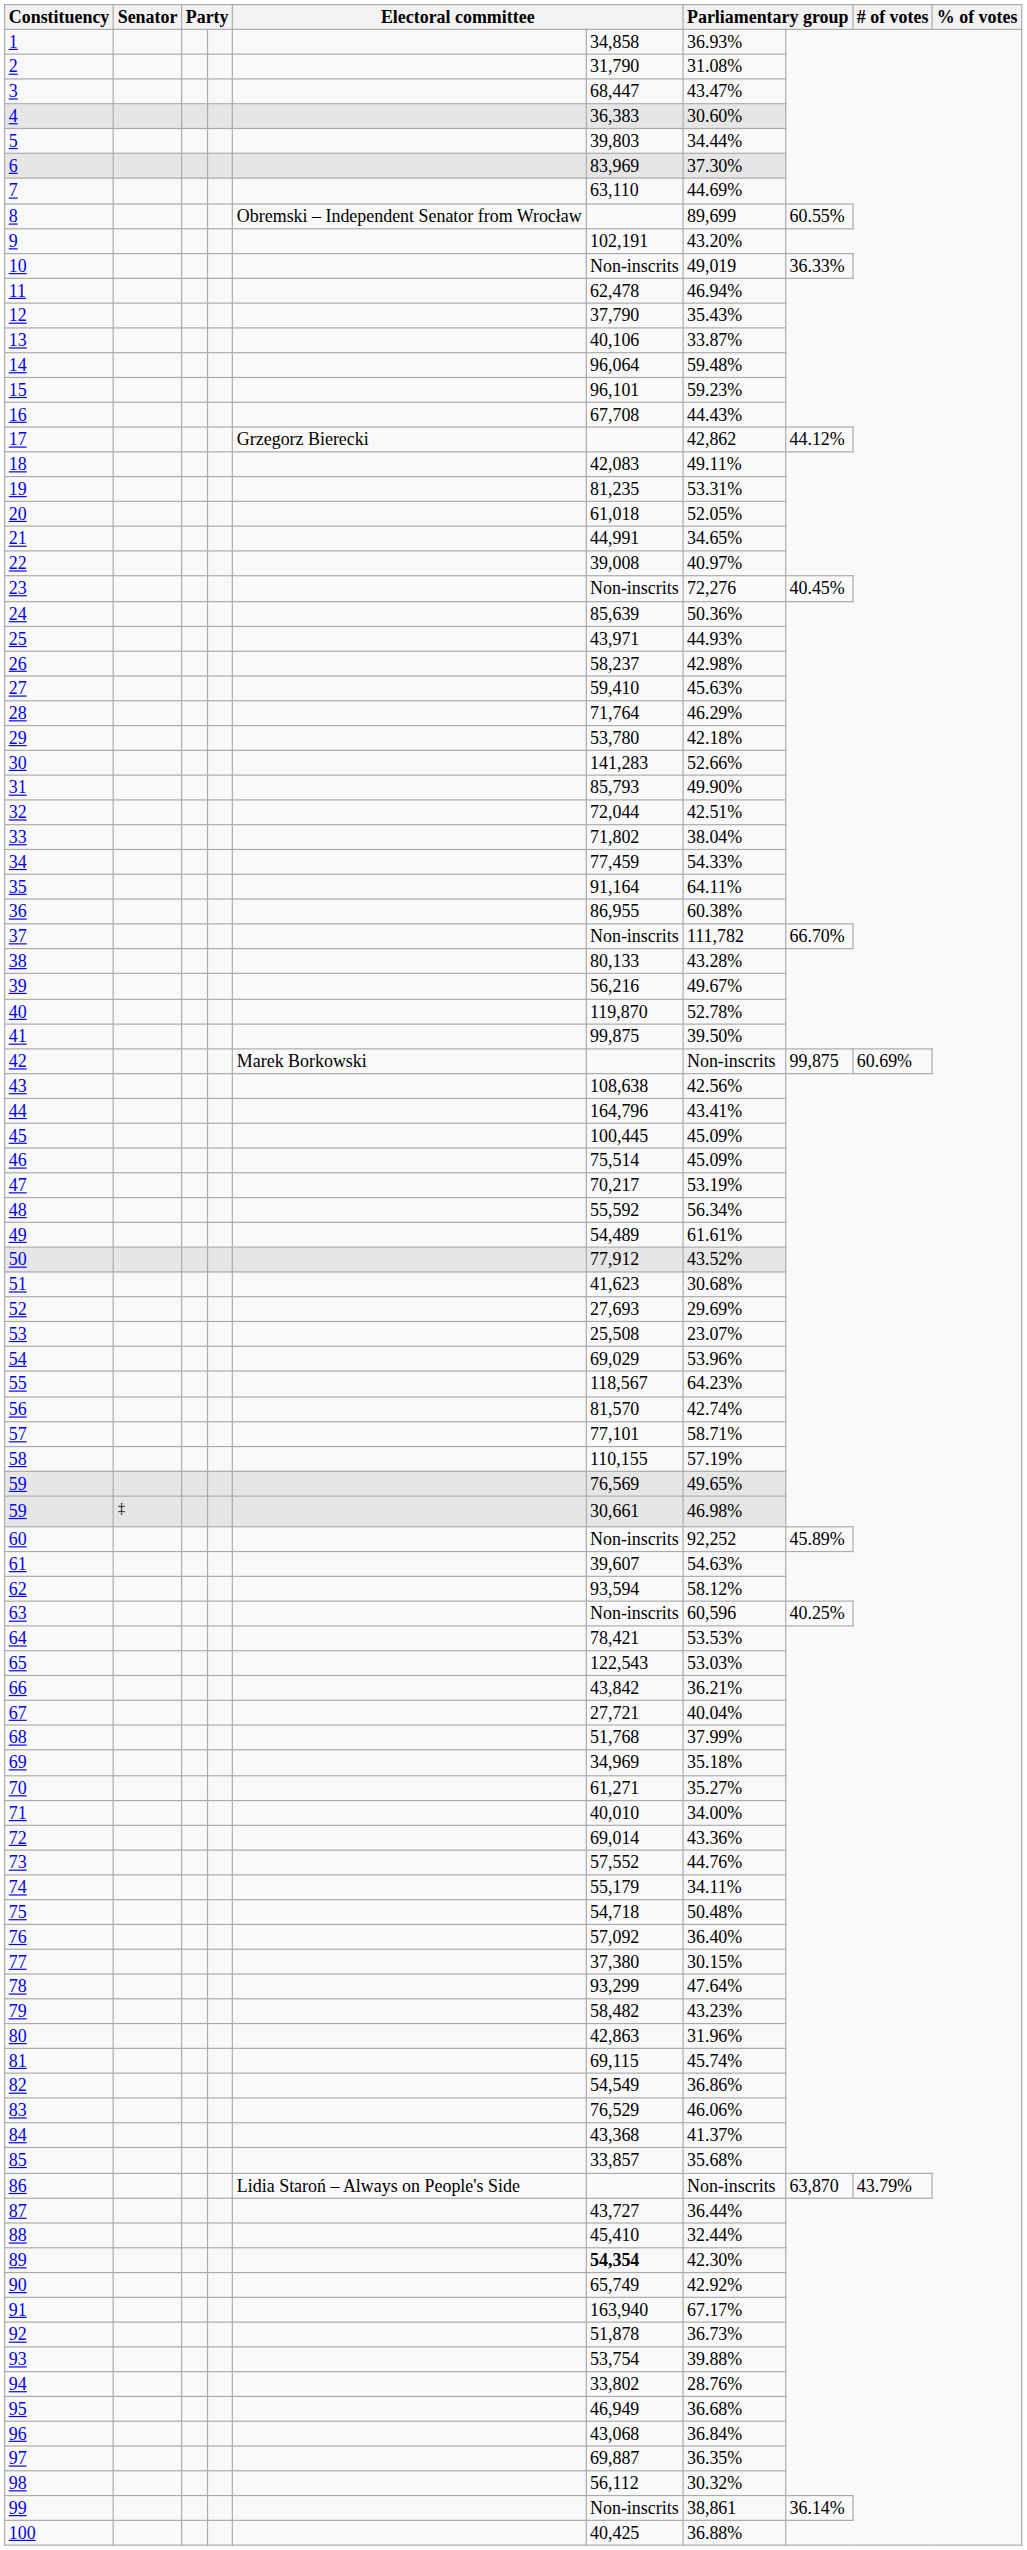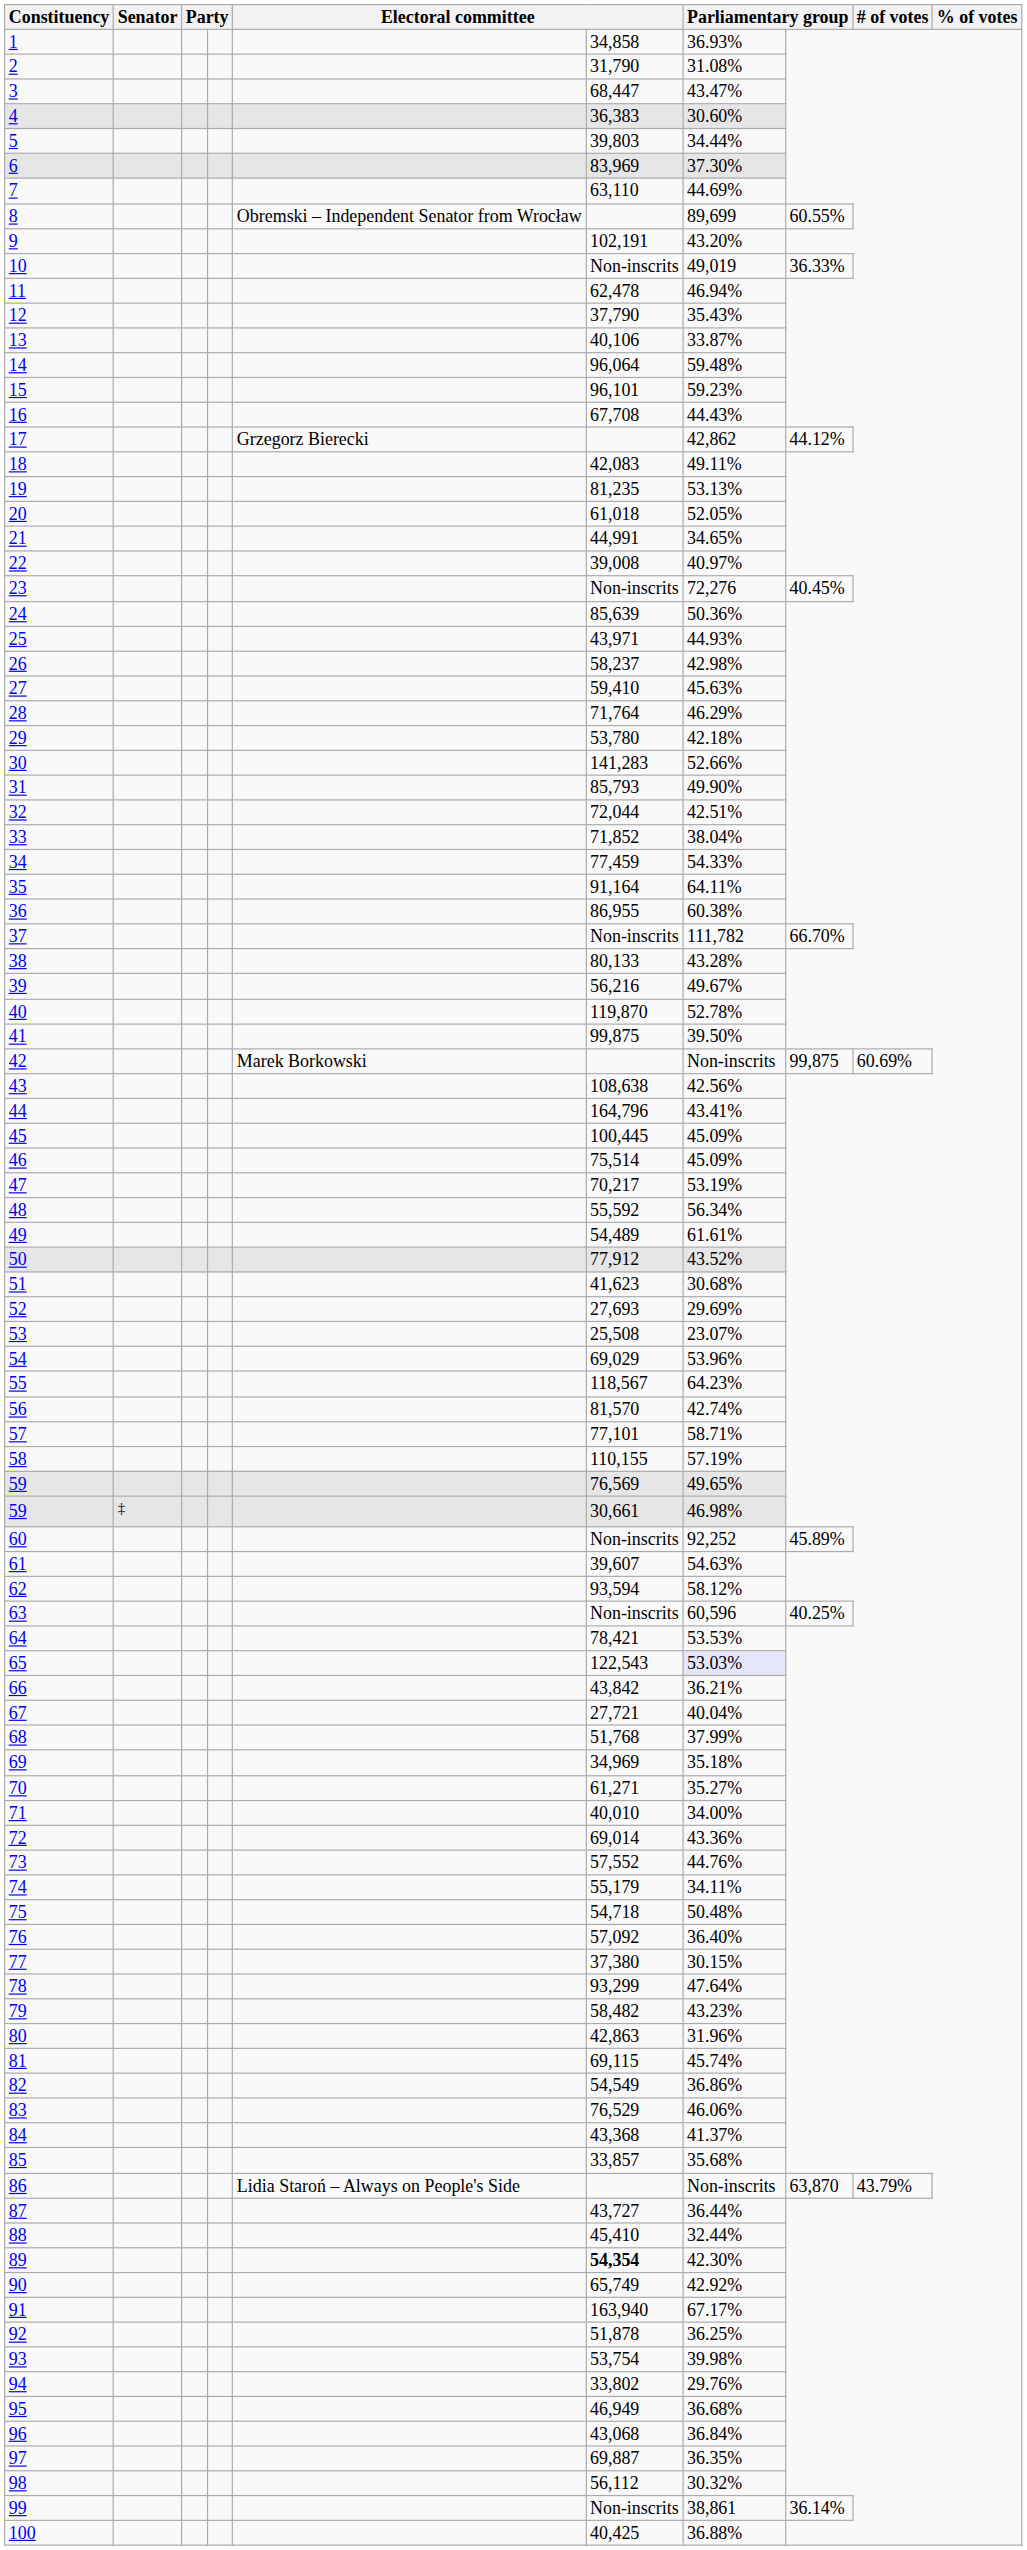(715, 489) 53.31% -> (715, 489) 53.13%
(615, 837) 71,802 -> (615, 837) 71,852
(715, 1663) no background -> (715, 1663) lavender background
(715, 2334) 36.73% -> (715, 2334) 36.25%
(715, 2359) 39.88% -> (715, 2359) 39.98%
(715, 2384) 28.76% -> (715, 2384) 29.76%
